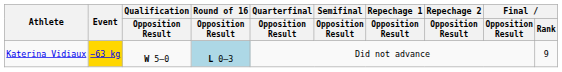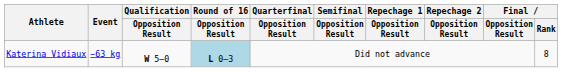(105, 53) gold background -> (105, 53) no background
(546, 53) 9 -> (546, 53) 8
